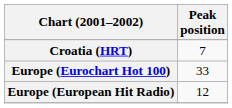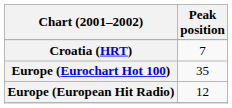(203, 71) 33 -> (203, 71) 35
